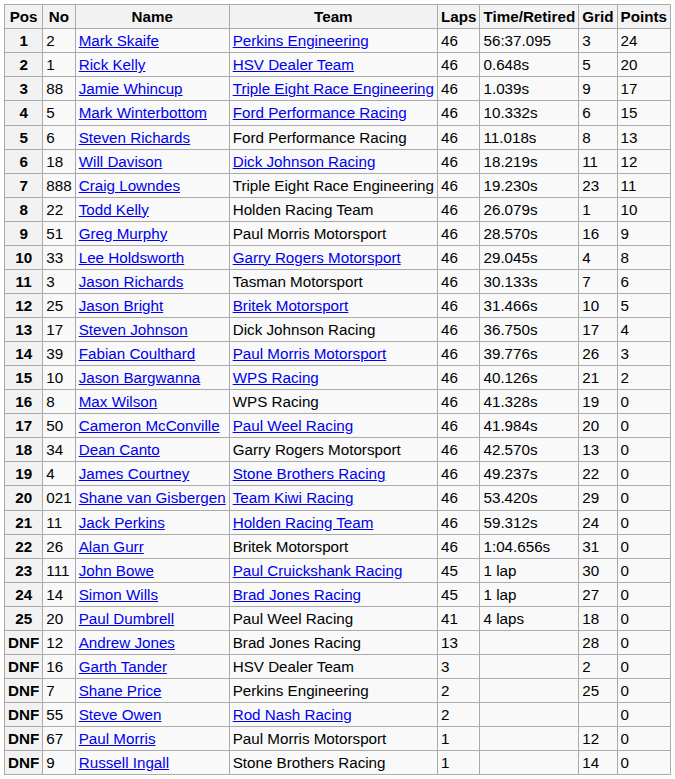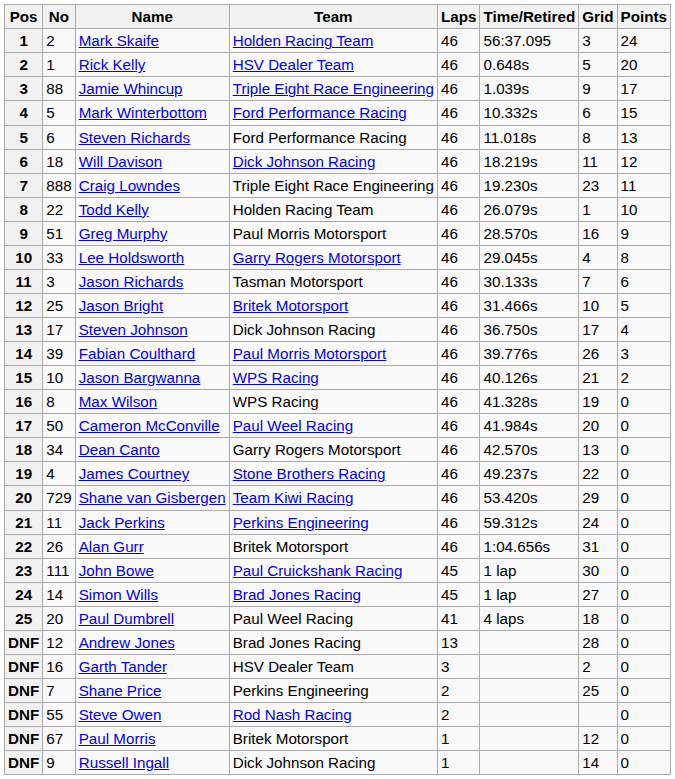(301, 41) Perkins Engineering -> (303, 41) Holden Racing Team
(59, 498) 021 -> (59, 498) 729
(303, 522) Holden Racing Team -> (301, 522) Perkins Engineering
(310, 739) Paul Morris Motorsport -> (291, 739) Britek Motorsport
(309, 763) Stone Brothers Racing -> (304, 763) Dick Johnson Racing
